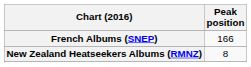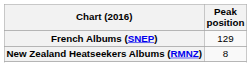(225, 38) 166 -> (225, 38) 129
